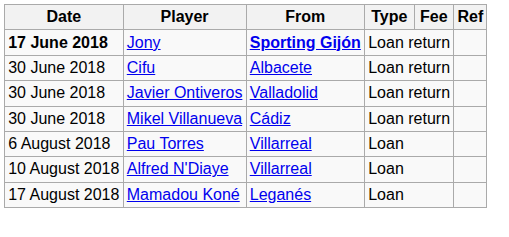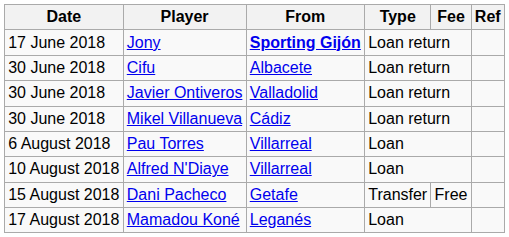(58, 42) bold -> (57, 42) normal
+ row: (177, 194)
